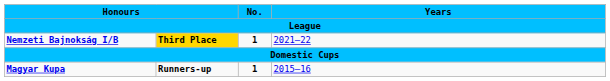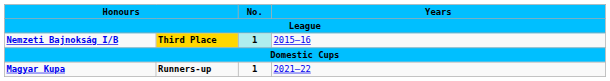(255, 40) no background -> (255, 40) paleturquoise background
(292, 40) 2021–22 -> (292, 40) 2015–16
(292, 69) 2015–16 -> (292, 69) 2021–22
